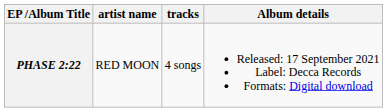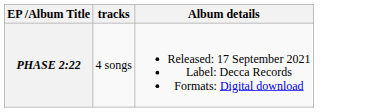- column: (127, 14)
